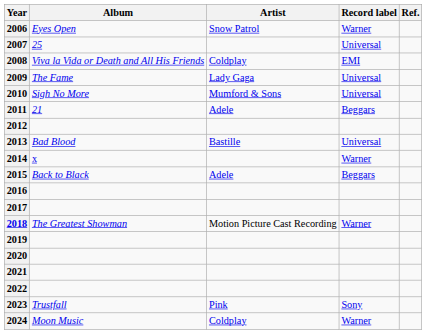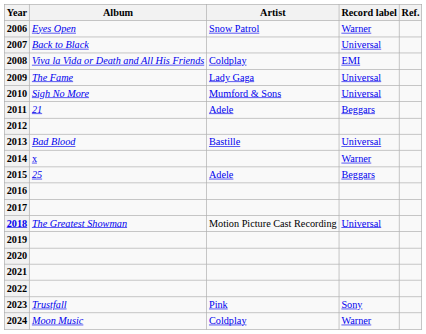(37, 45) 25 -> (60, 45) Back to Black
(60, 175) Back to Black -> (37, 175) 25
(356, 223) Warner -> (361, 223) Universal
